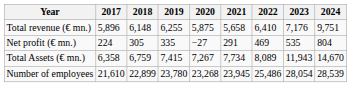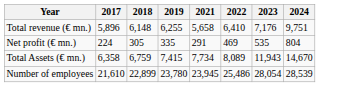- column: (205, 12)
